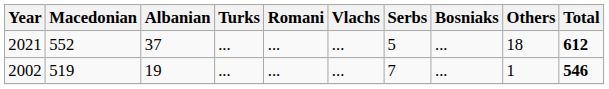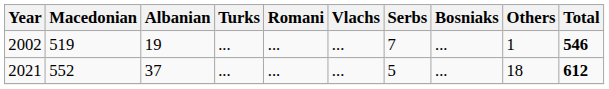rows swapped: (25, 70) <-> (25, 44)
